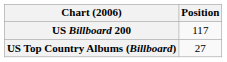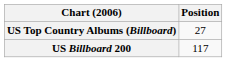rows swapped: (92, 30) <-> (92, 48)
